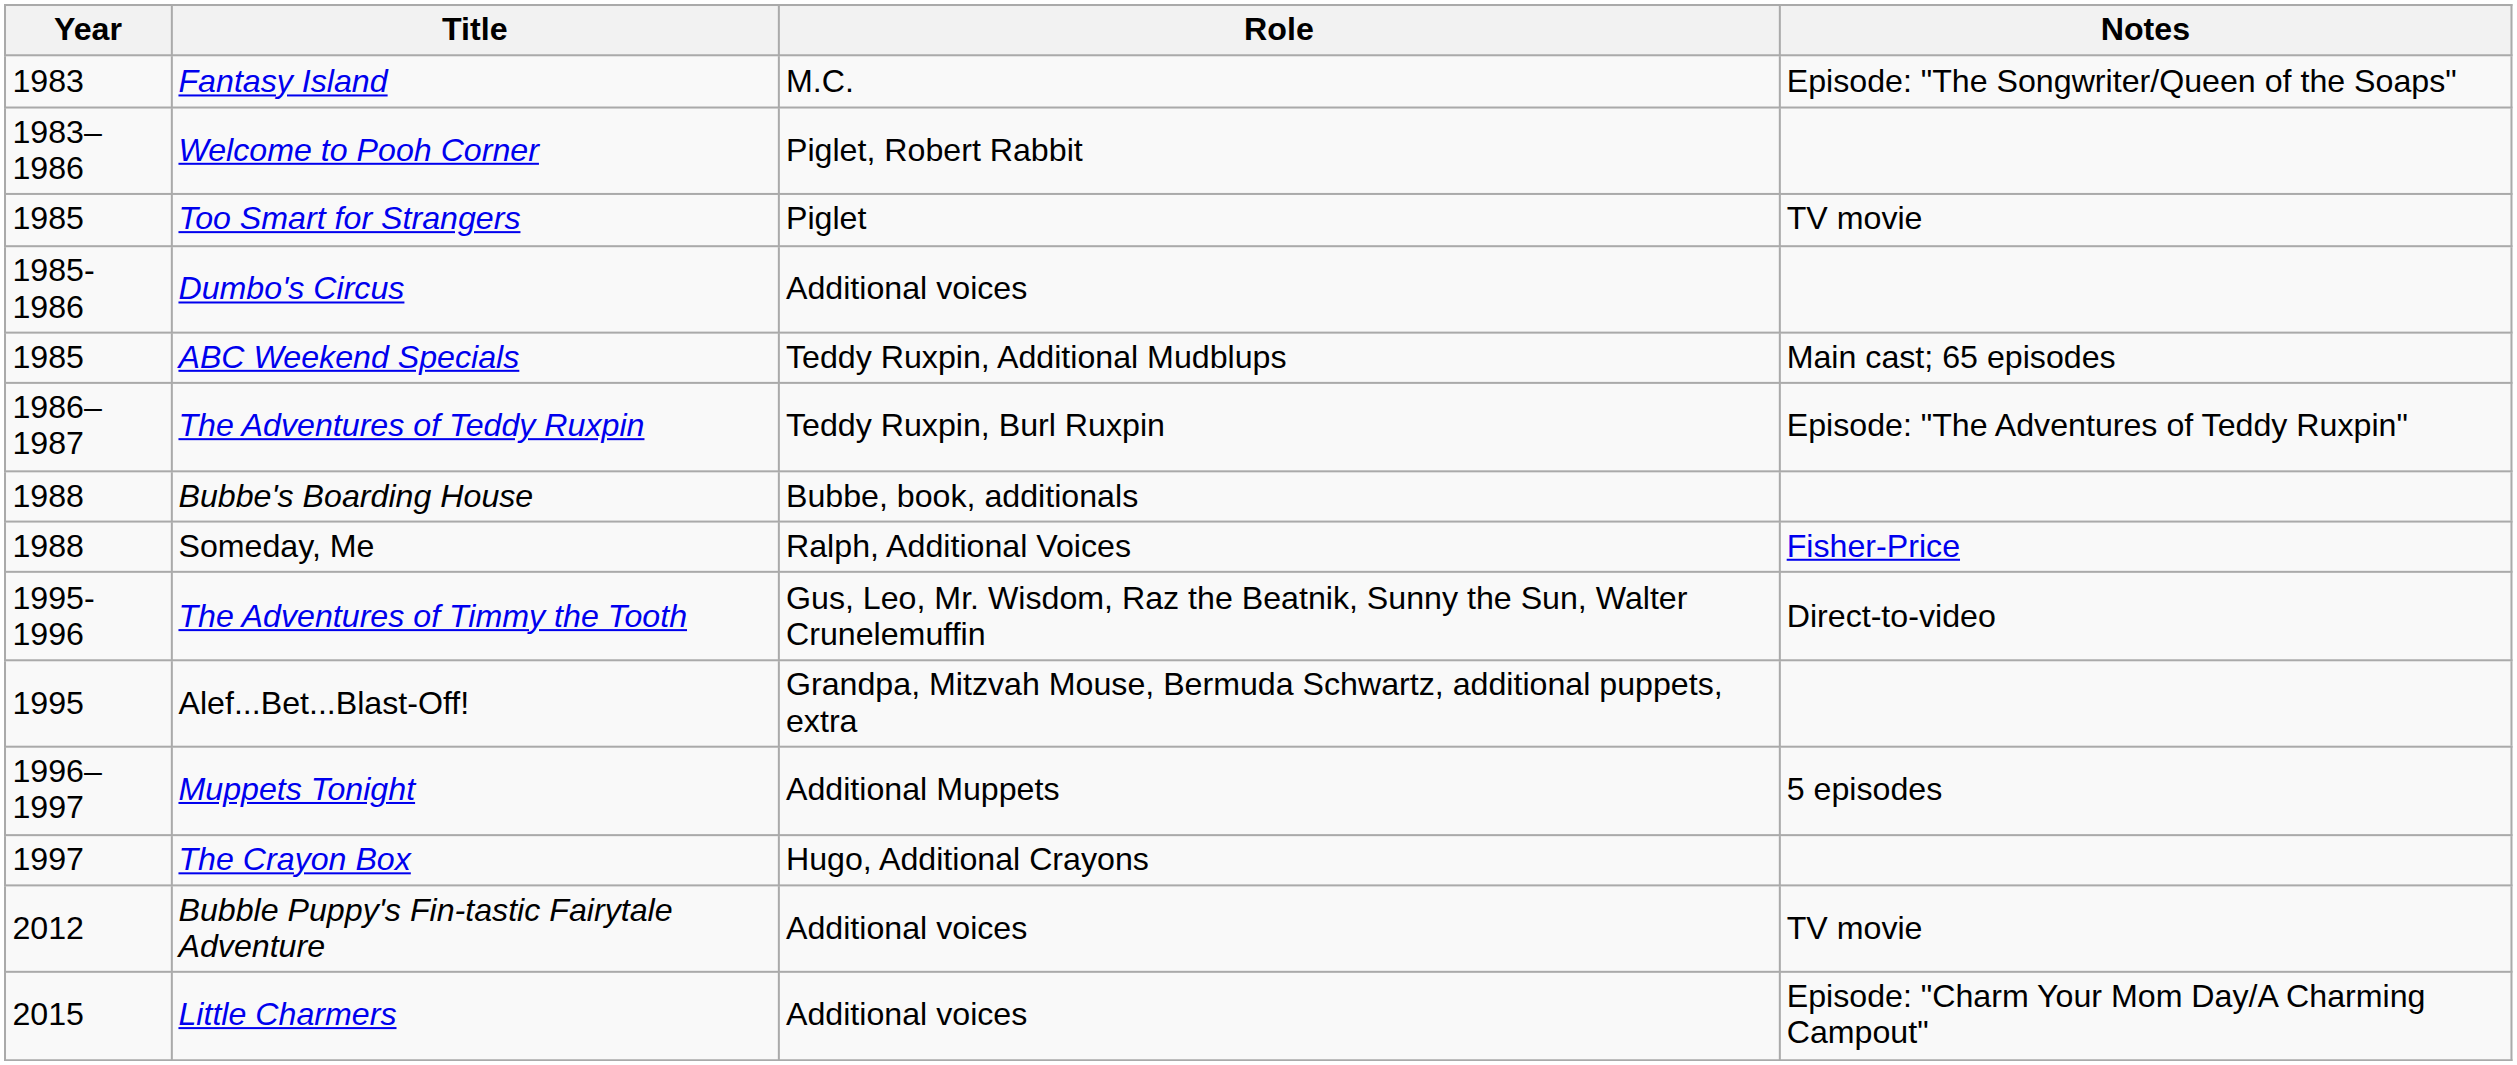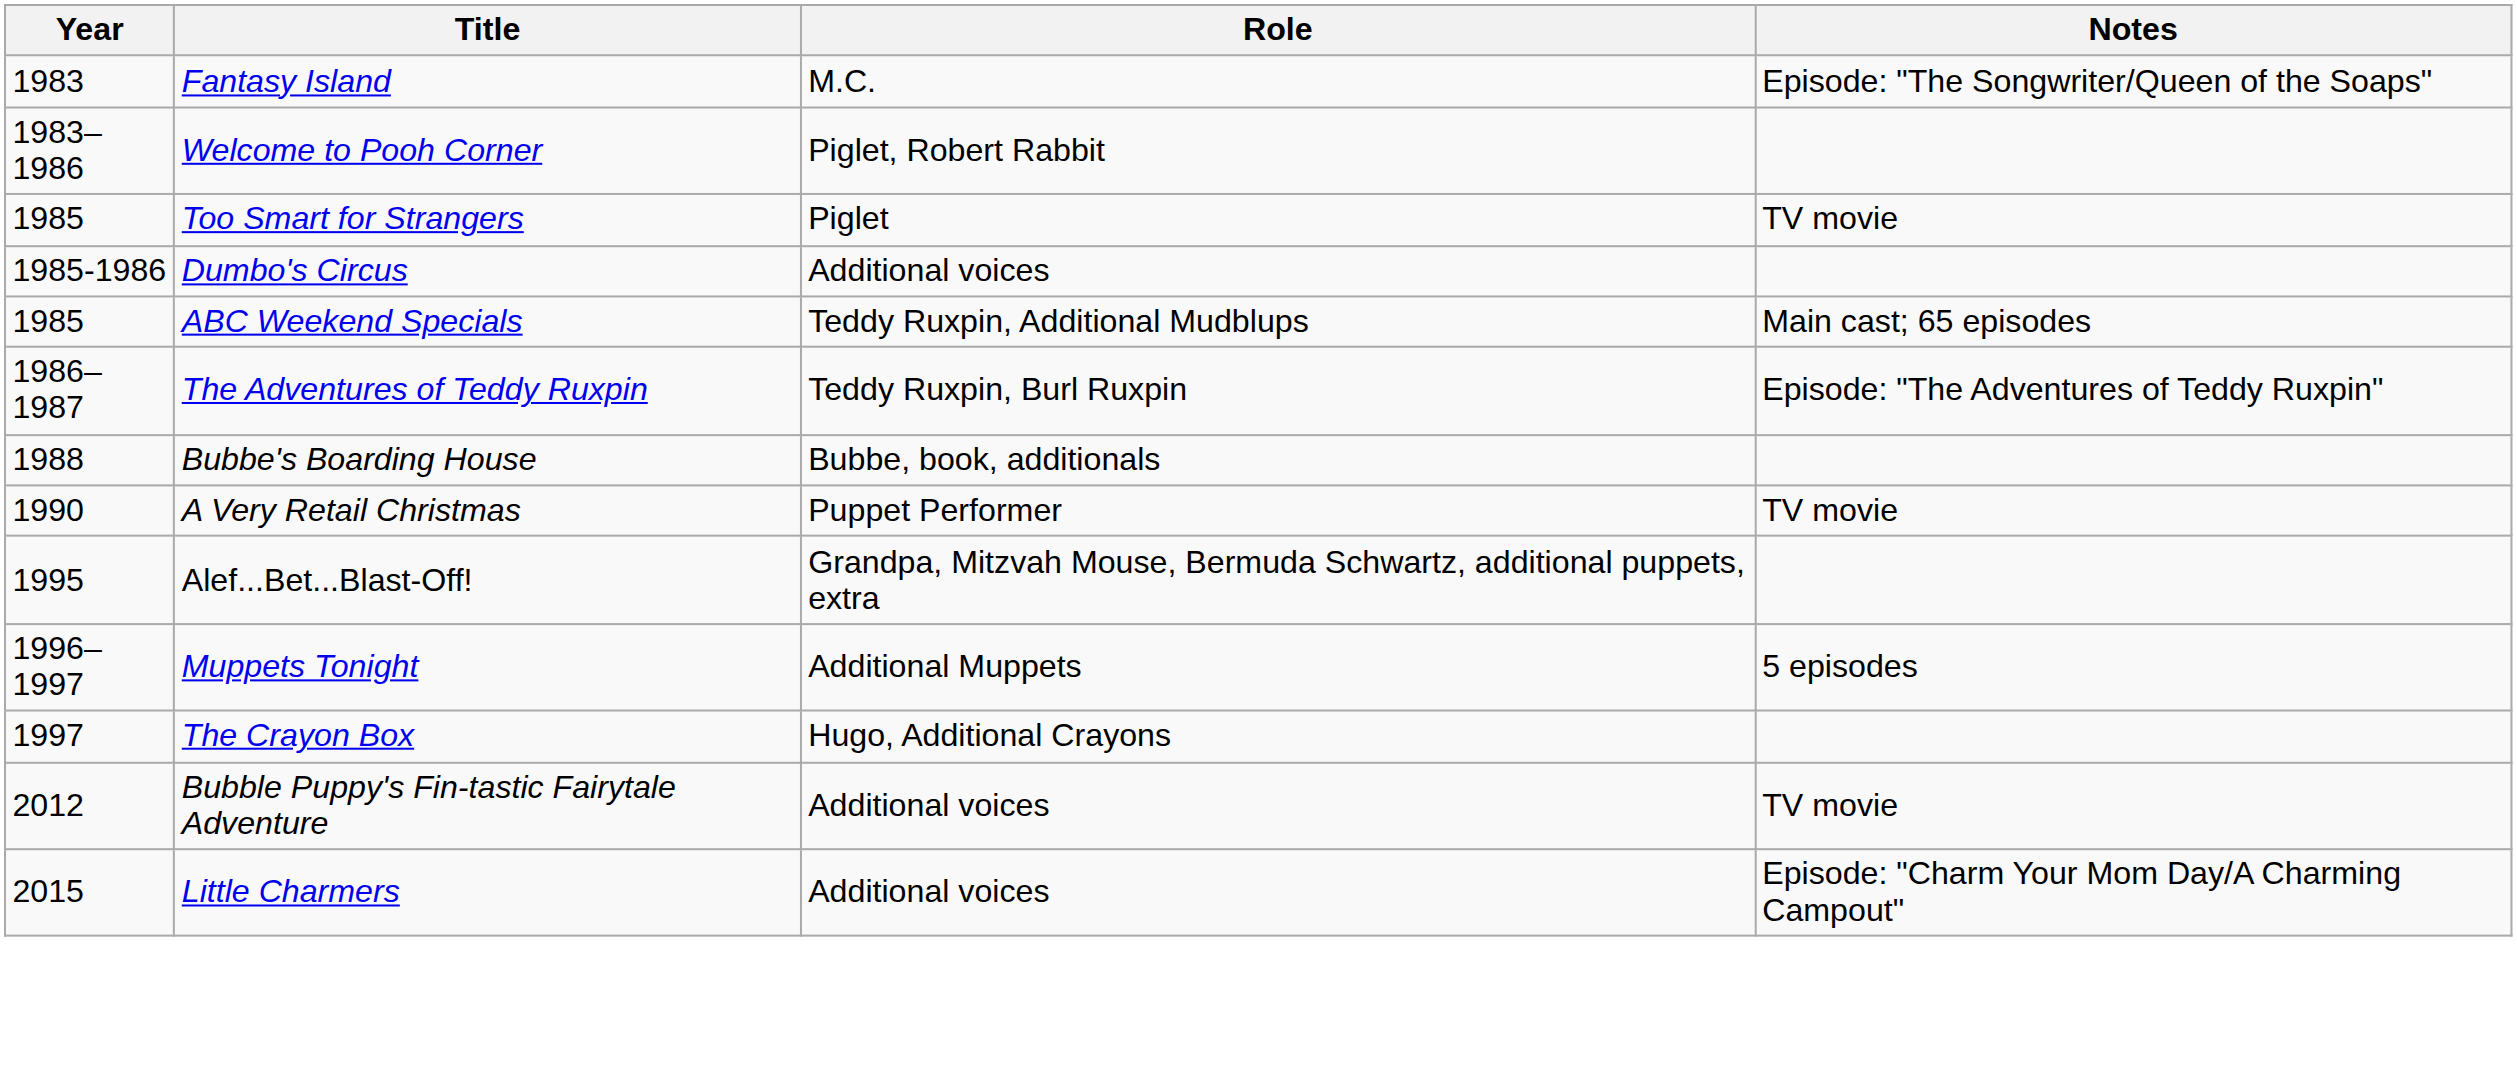- row: (276, 546)
+ row: (351, 510)
- row: (433, 615)
